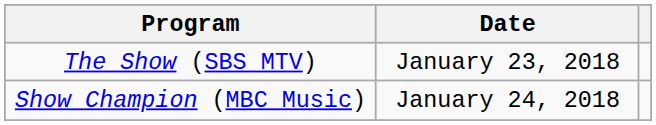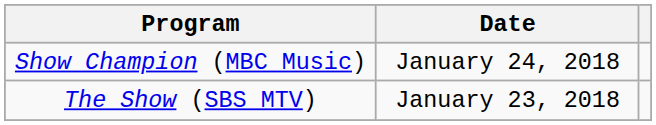rows swapped: (190, 62) <-> (190, 100)
